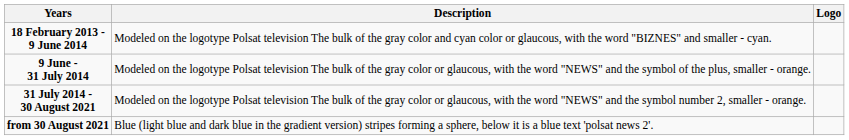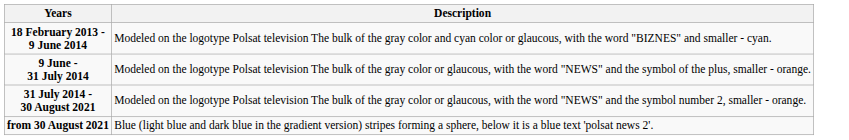- column: (829, 13)
